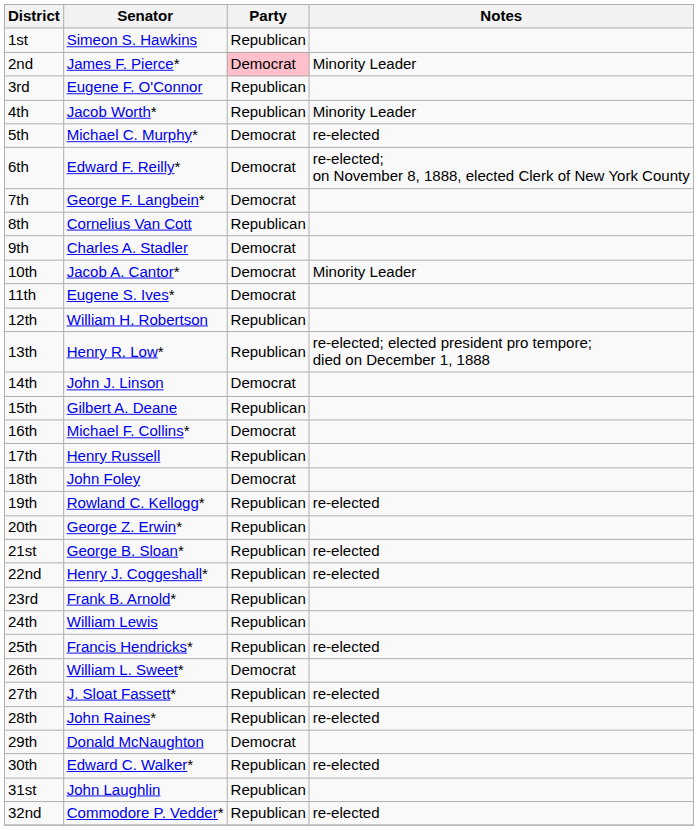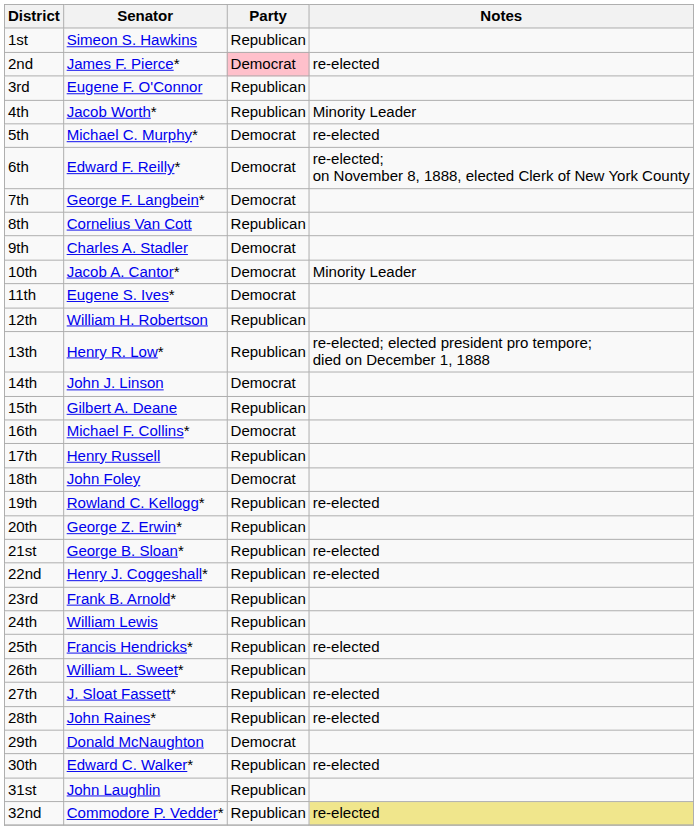(365, 64) Minority Leader -> (346, 64) re-elected
(263, 670) Democrat -> (268, 670) Republican
(346, 813) no background -> (346, 813) khaki background
